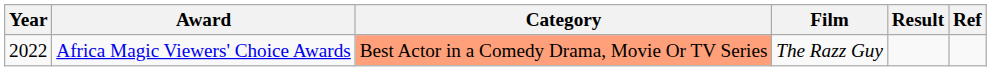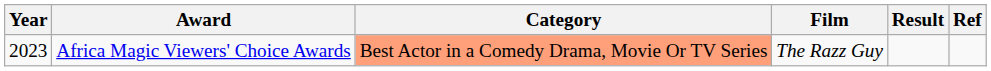(28, 50) 2022 -> (28, 50) 2023
